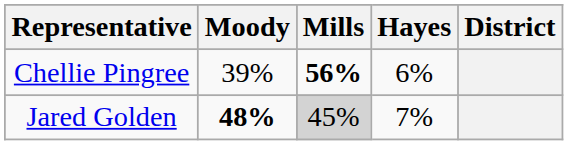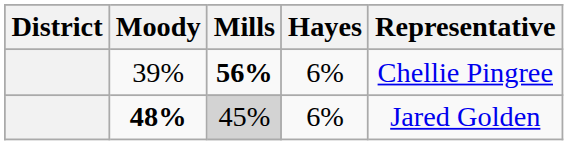columns swapped: (510, 26) <-> (102, 26)
(414, 116) 7% -> (325, 116) 6%
